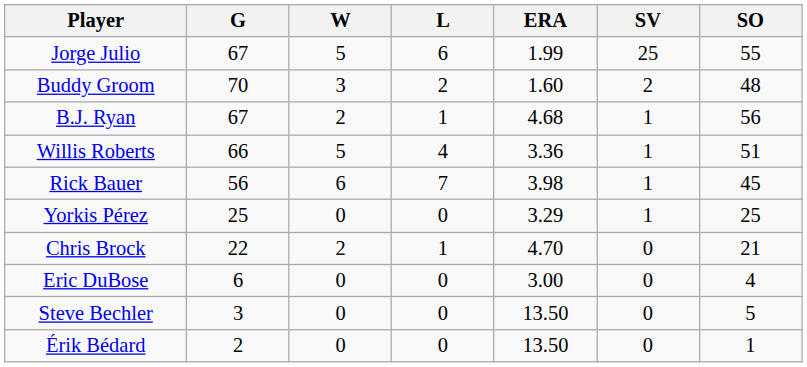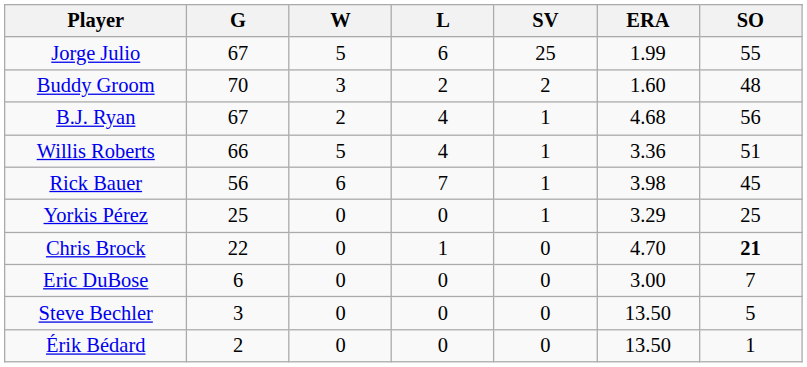columns swapped: (648, 20) <-> (545, 20)
(443, 118) 1 -> (443, 118) 4
(340, 248) 2 -> (340, 248) 0
(750, 248) normal -> (750, 248) bold
(750, 280) 4 -> (750, 280) 7
